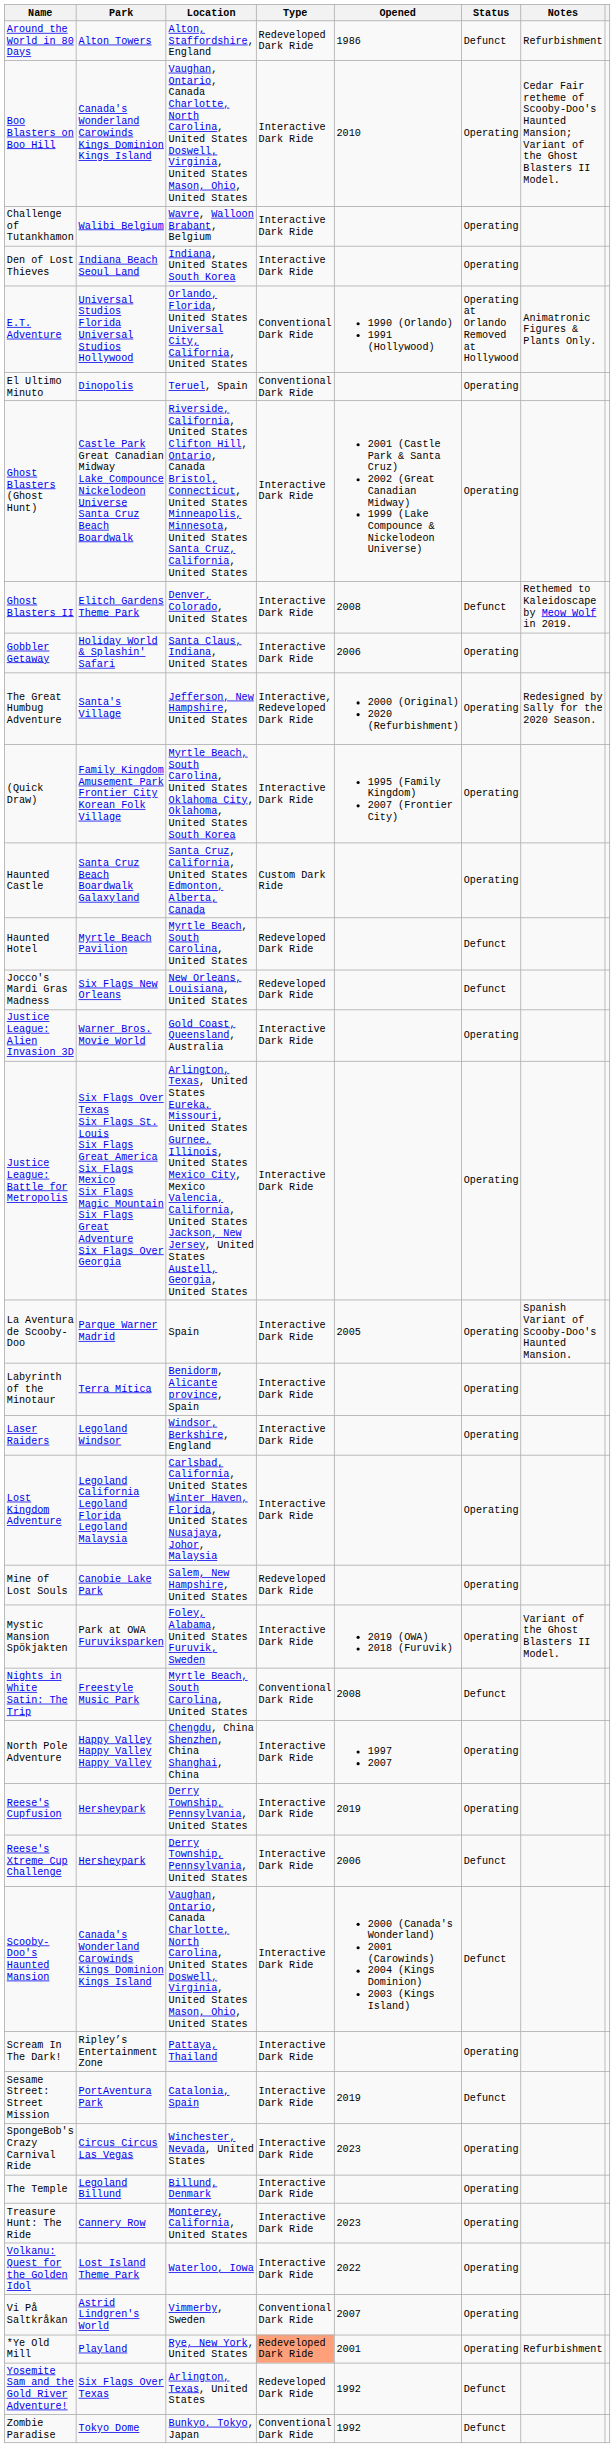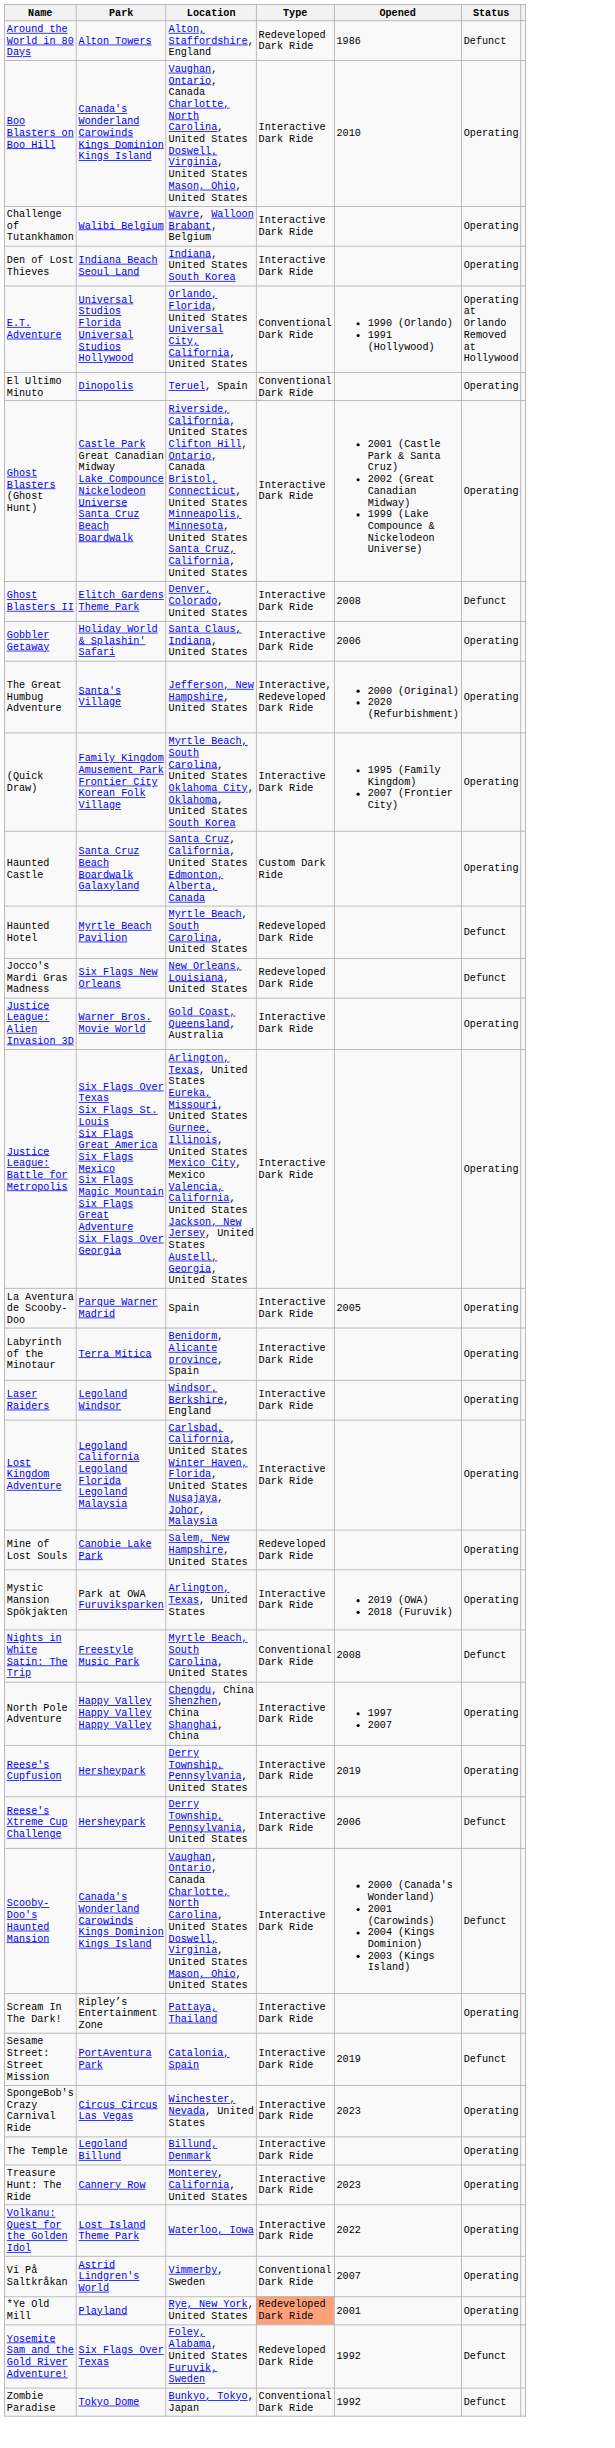- column: (563, 13)
(208, 1637) Foley, Alabama, United States Furuvik, Sweden -> (208, 1600) Arlington, Texas, United States
(208, 2389) Arlington, Texas, United States -> (208, 2356) Foley, Alabama, United States Furuvik, Sweden
